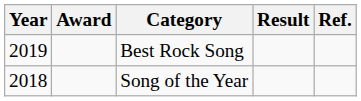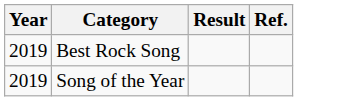- column: (84, 19)
(28, 80) 2018 -> (28, 80) 2019
